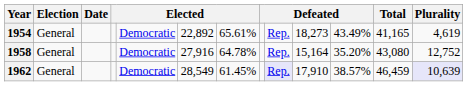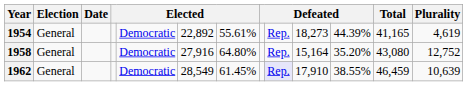(238, 33) 65.61% -> (238, 33) 55.61%
(352, 33) 43.49% -> (352, 33) 44.39%
(238, 52) 64.78% -> (238, 52) 64.80%
(352, 71) 38.57% -> (352, 71) 38.55%
(444, 71) lavender background -> (444, 71) no background
